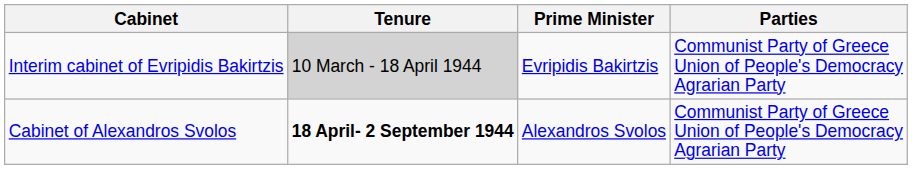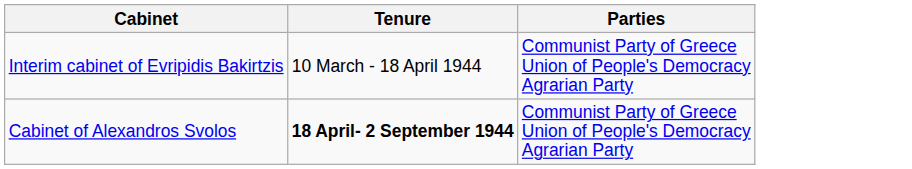- column: (594, 19)
(387, 66) lightgrey background -> (387, 66) no background
